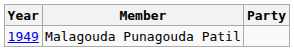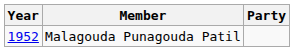(23, 36) 1949 -> (23, 36) 1952
